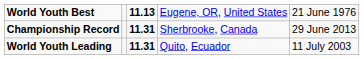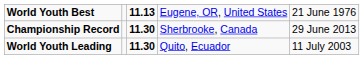(142, 29) 11.31 -> (142, 29) 11.30
(142, 46) 11.31 -> (142, 46) 11.30
